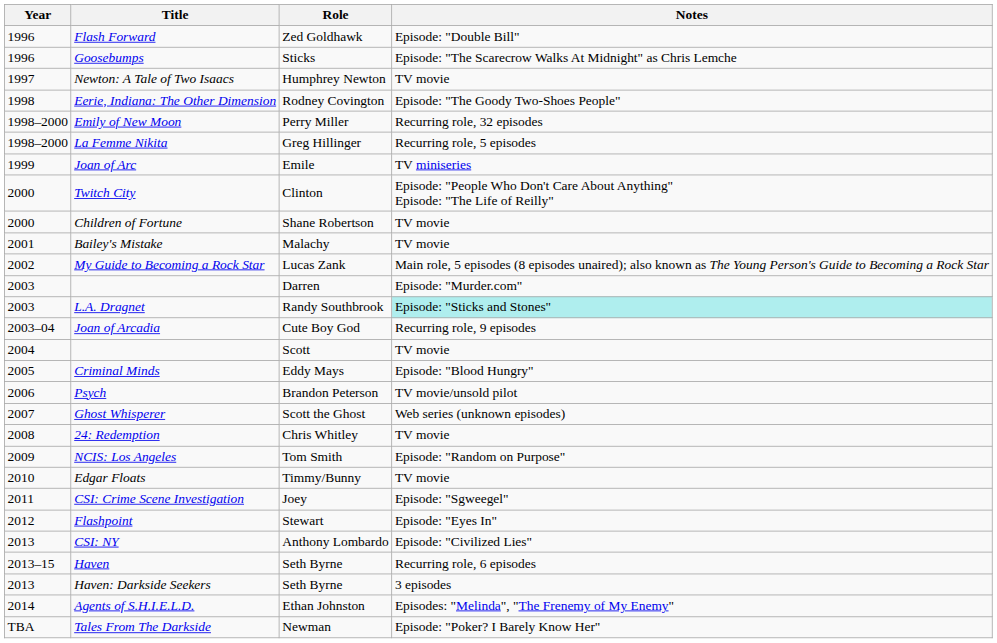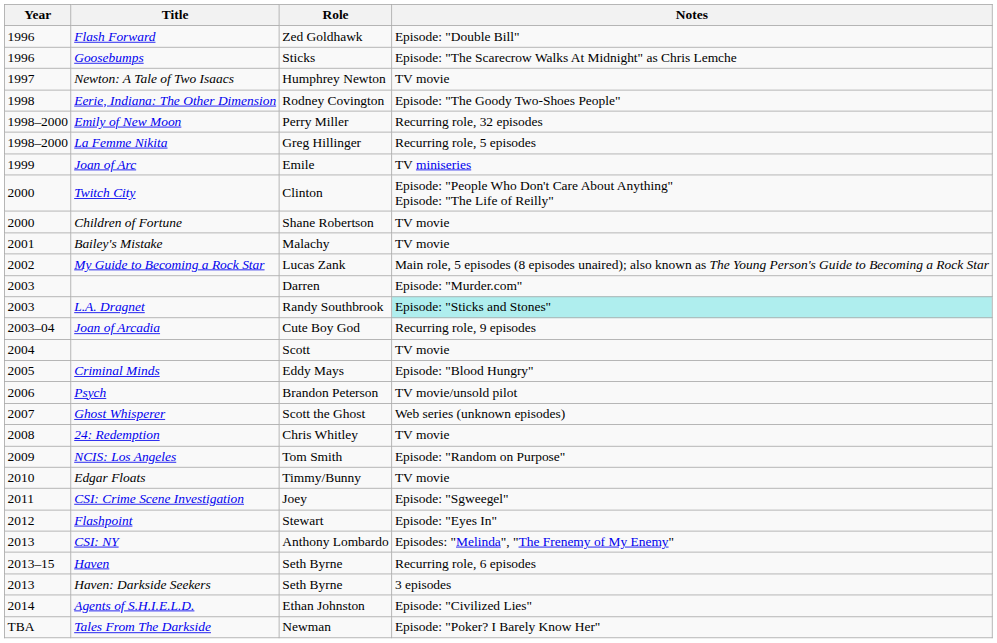(463, 541) Episode: "Civilized Lies" -> (534, 541) Episodes: "Melinda", "The Frenemy of My Enemy"
(534, 605) Episodes: "Melinda", "The Frenemy of My Enemy" -> (463, 605) Episode: "Civilized Lies"
